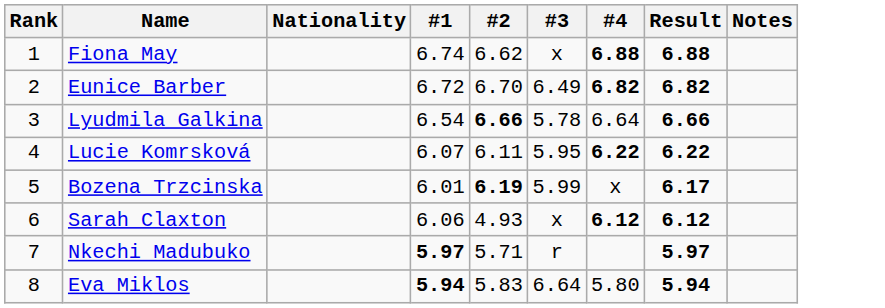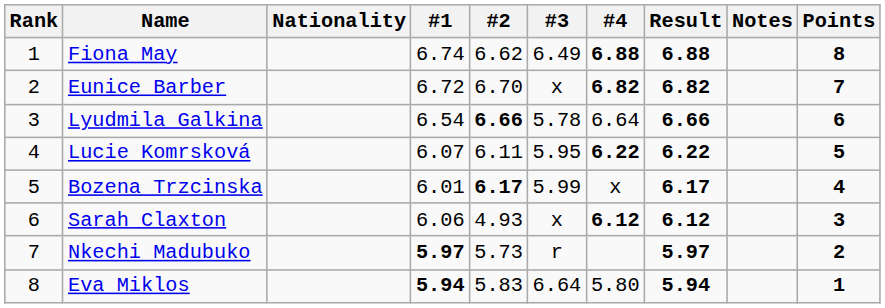+ column: (839, 21)
(557, 54) x -> (557, 54) 6.49
(557, 87) 6.49 -> (557, 87) x
(499, 187) 6.19 -> (499, 187) 6.17
(499, 253) 5.71 -> (499, 253) 5.73
